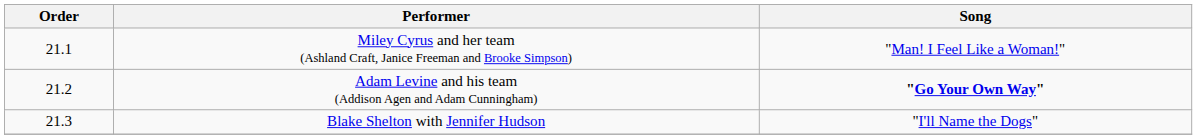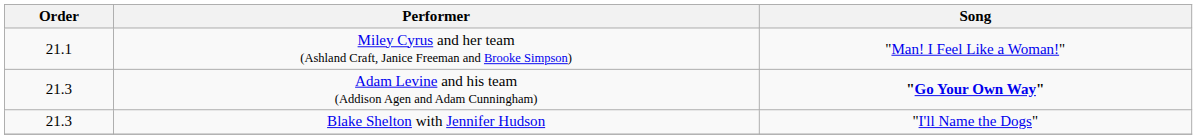(59, 89) 21.2 -> (59, 89) 21.3
